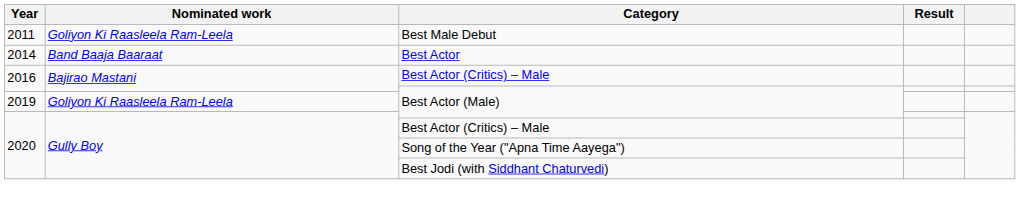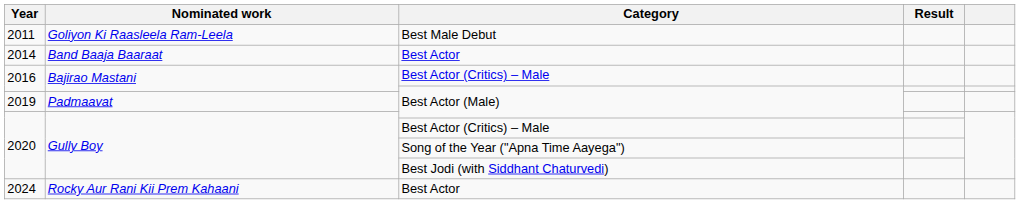(140, 101) Goliyon Ki Raasleela Ram-Leela -> (80, 101) Padmaavat
+ row: (22, 188)
